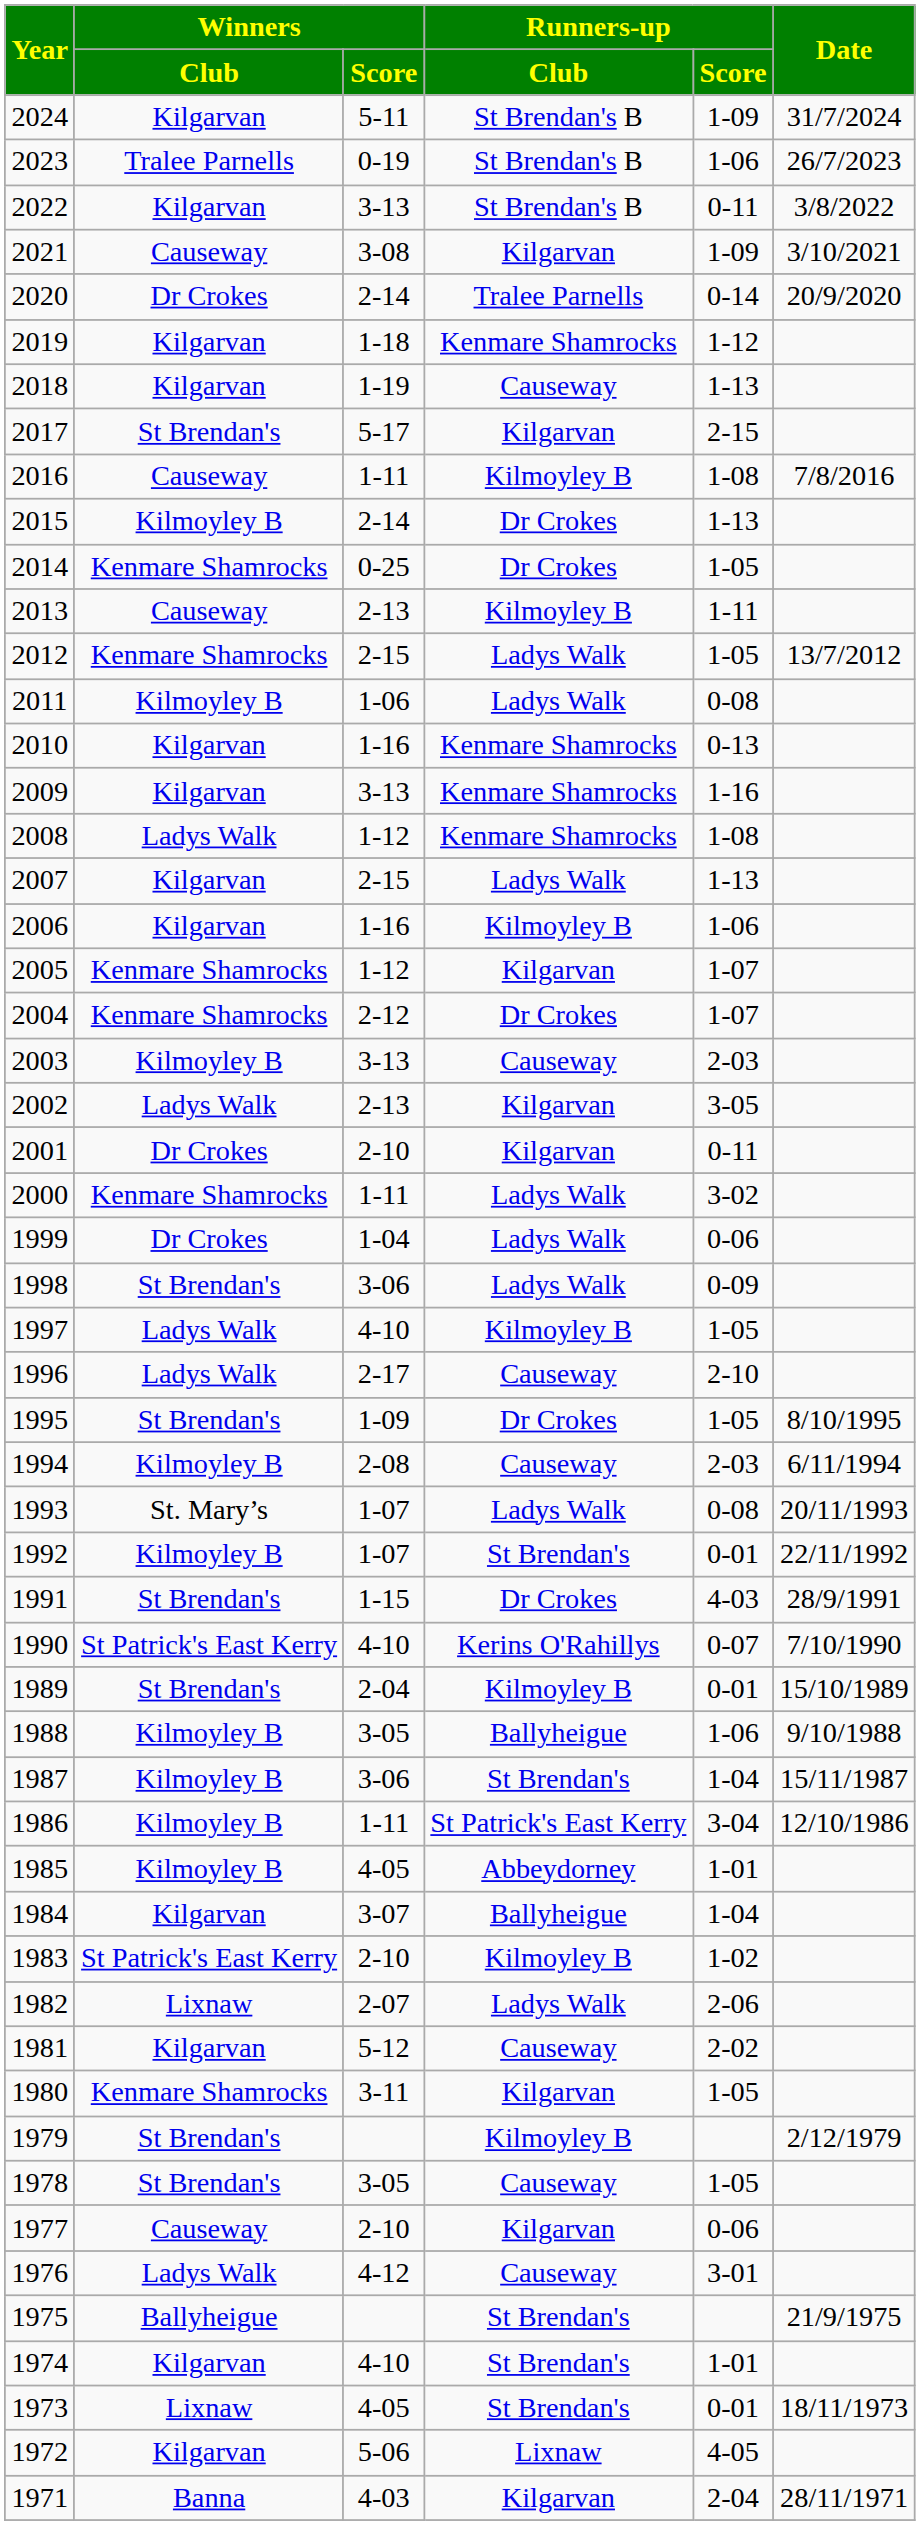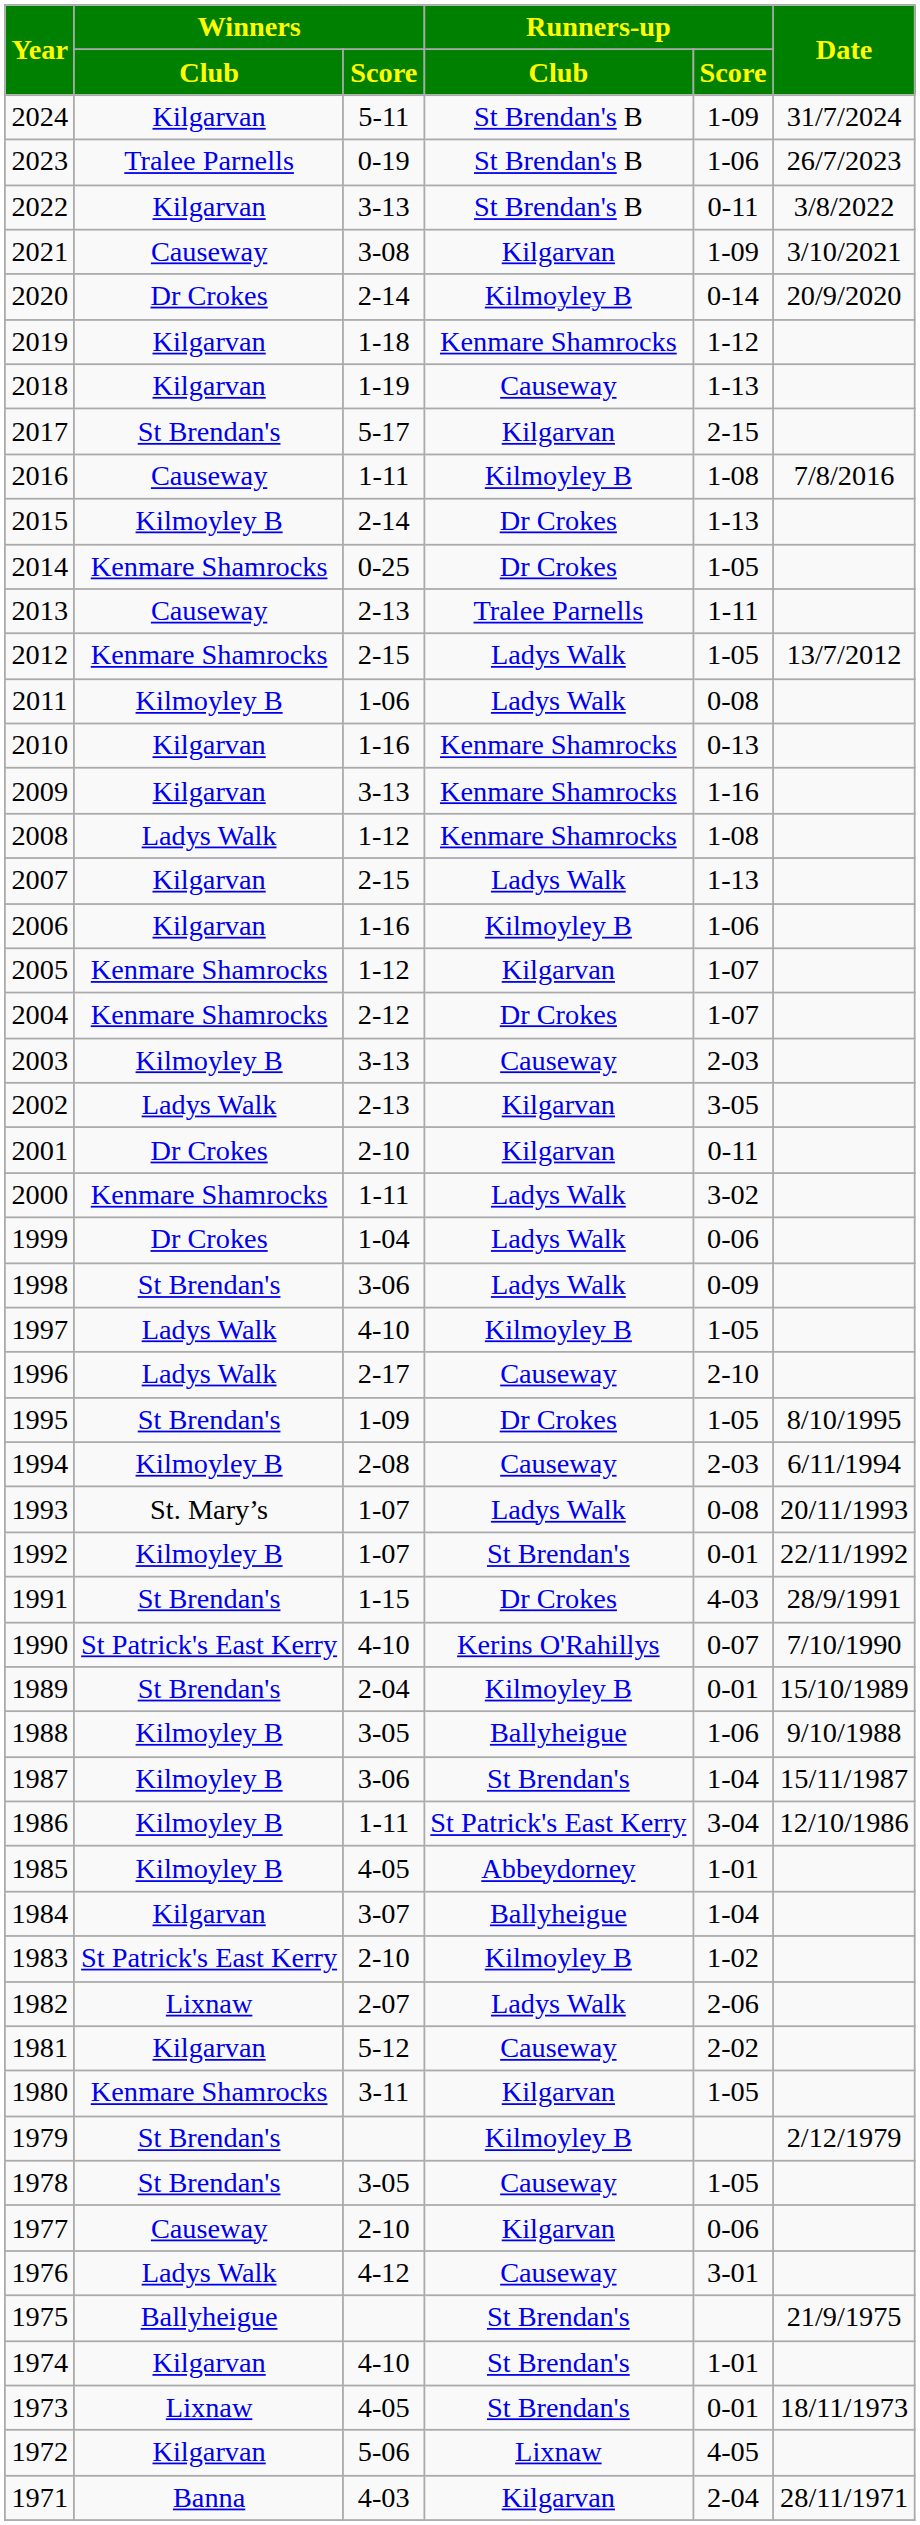(558, 296) Tralee Parnells -> (558, 296) Kilmoyley B
(558, 610) Kilmoyley B -> (558, 610) Tralee Parnells
